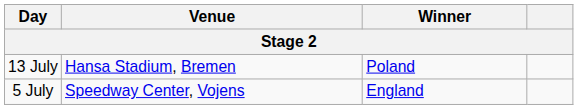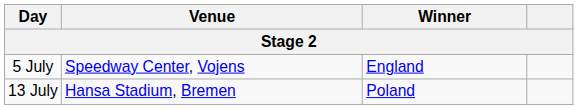rows swapped: (33, 91) <-> (33, 66)
